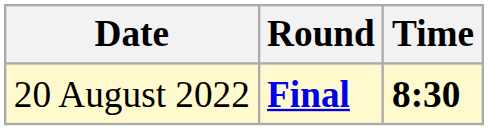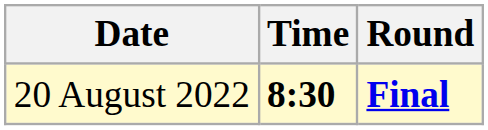columns swapped: (433, 34) <-> (321, 34)
